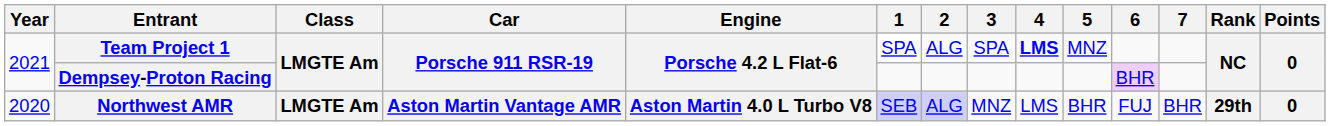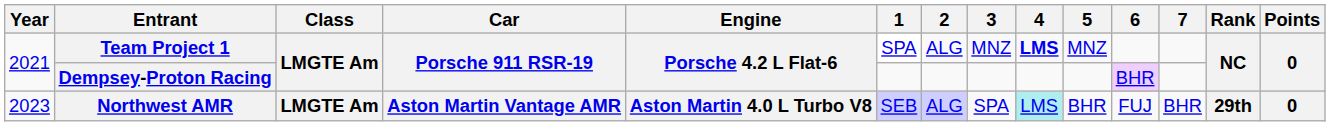(991, 48) SPA -> (991, 48) MNZ
(29, 106) 2020 -> (29, 106) 2023
(991, 106) MNZ -> (991, 106) SPA
(1039, 106) no background -> (1039, 106) paleturquoise background
